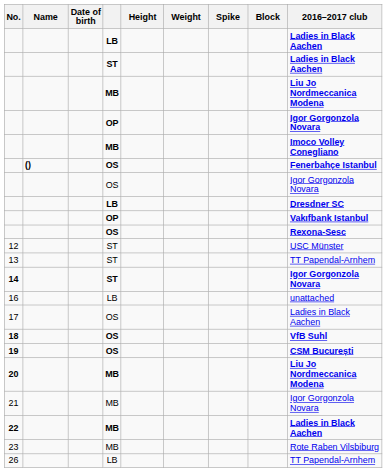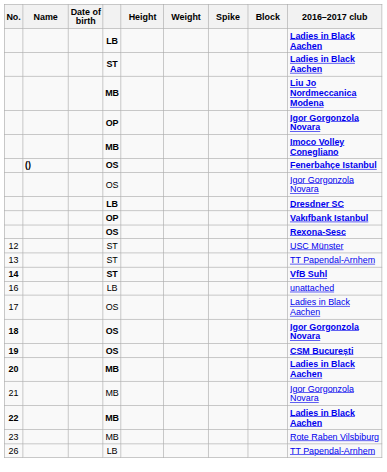(324, 279) Igor Gorgonzola Novara -> (309, 274) VfB Suhl
(309, 337) VfB Suhl -> (324, 332) Igor Gorgonzola Novara
(323, 375) Liu Jo Nordmeccanica Modena -> (322, 370) Ladies in Black Aachen
